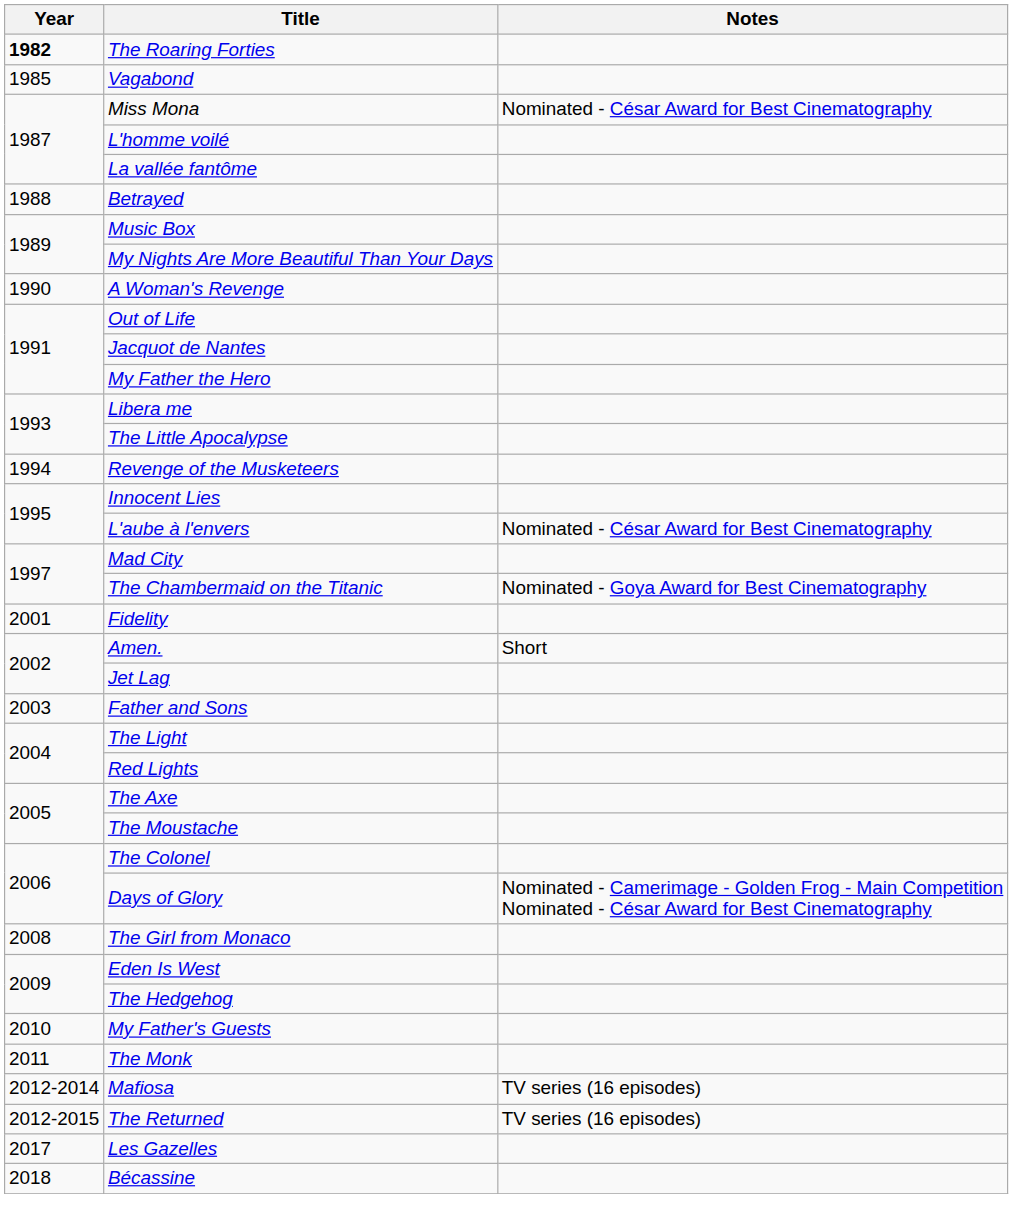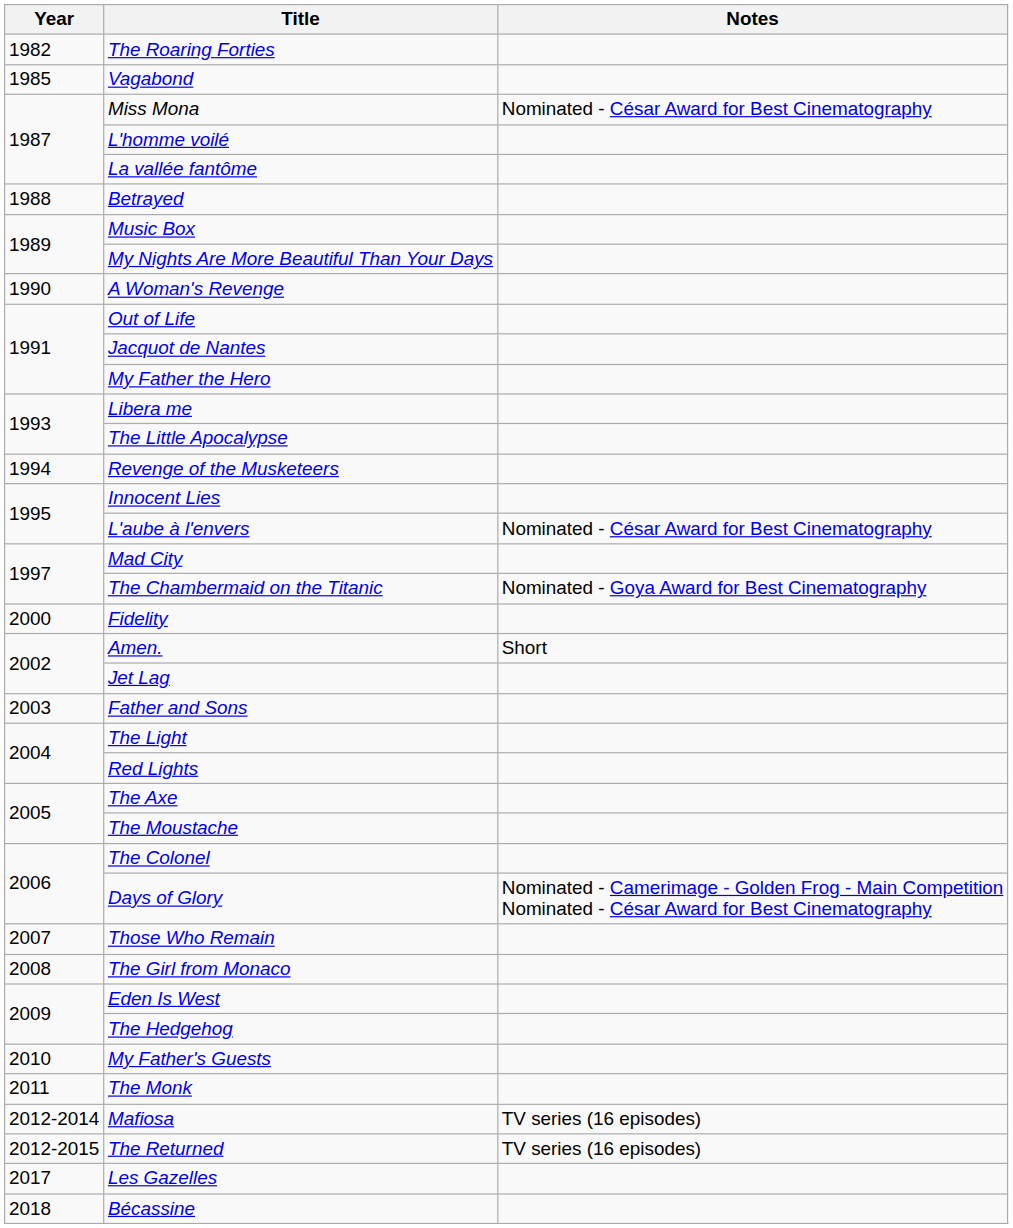(30, 49) bold -> (30, 49) normal
(30, 618) 2001 -> (30, 618) 2000
+ row: (191, 938)
